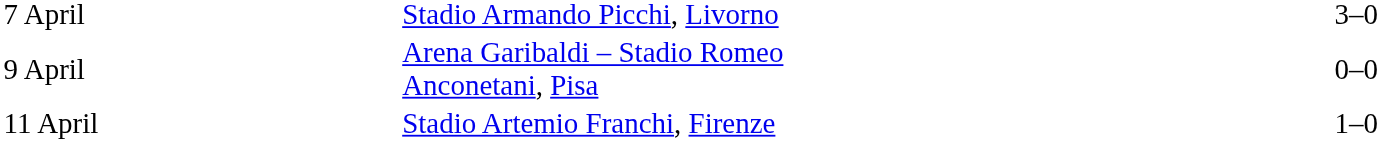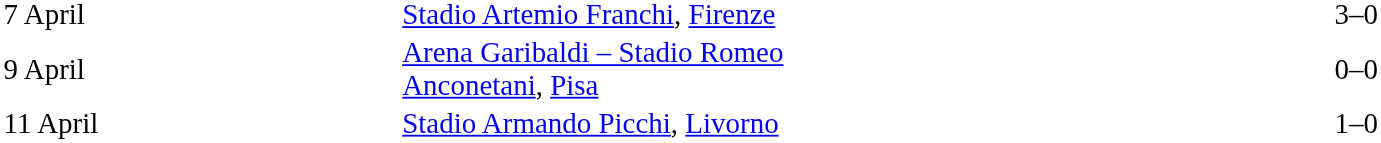(590, 14) Stadio Armando Picchi, Livorno -> (589, 14) Stadio Artemio Franchi, Firenze
(589, 123) Stadio Artemio Franchi, Firenze -> (590, 123) Stadio Armando Picchi, Livorno
